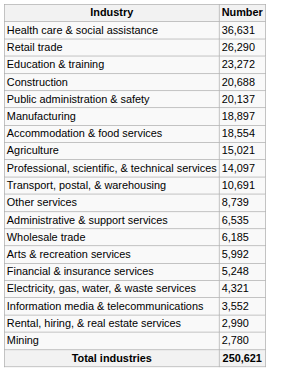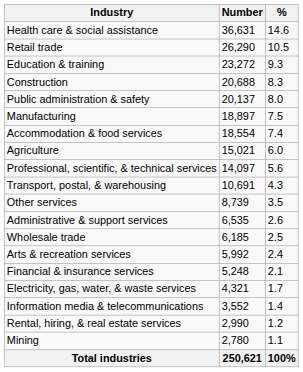+ column: (282, 13)
